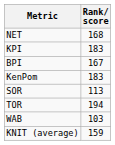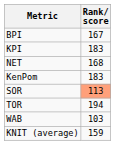rows swapped: (14, 63) <-> (14, 35)
(96, 91) no background -> (96, 91) lightsalmon background
